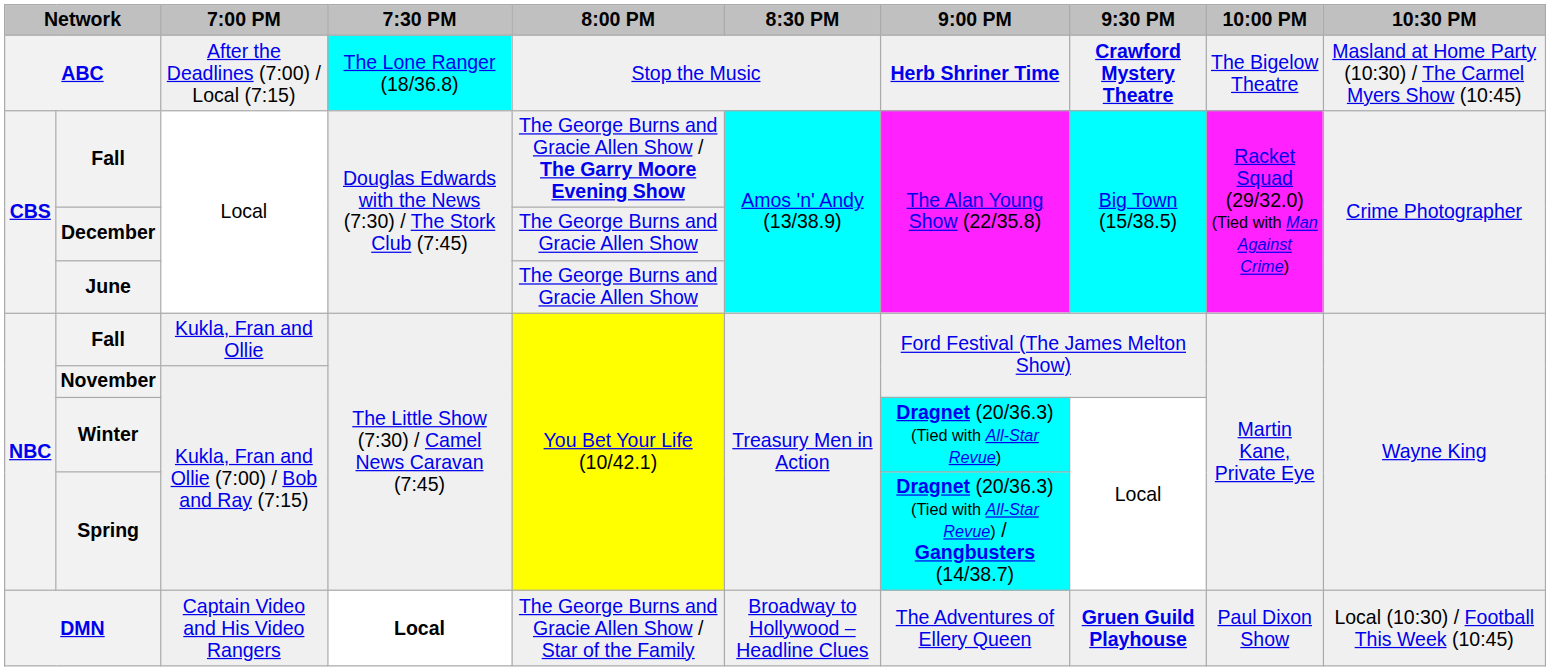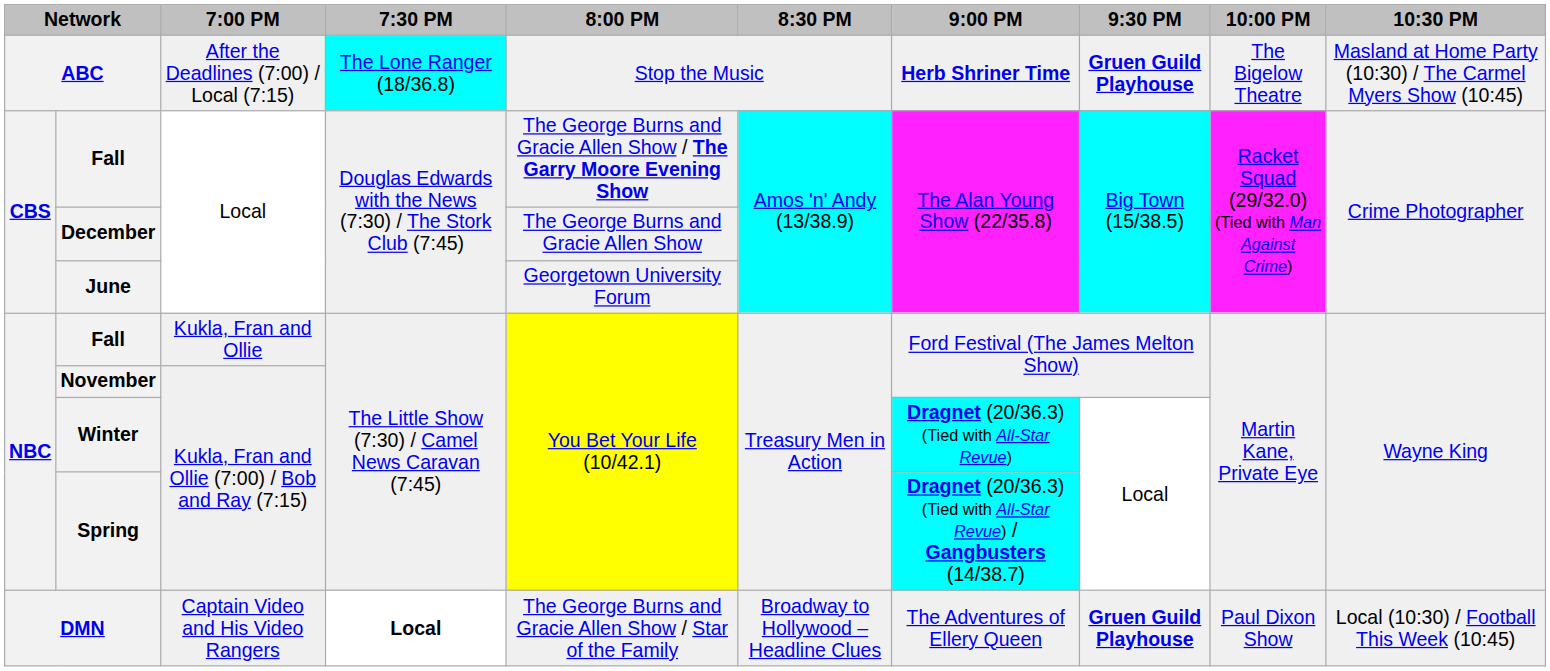(1138, 72) Crawford Mystery Theatre -> (1145, 72) Gruen Guild Playhouse
(618, 286) The George Burns and Gracie Allen Show -> (622, 286) Georgetown University Forum
